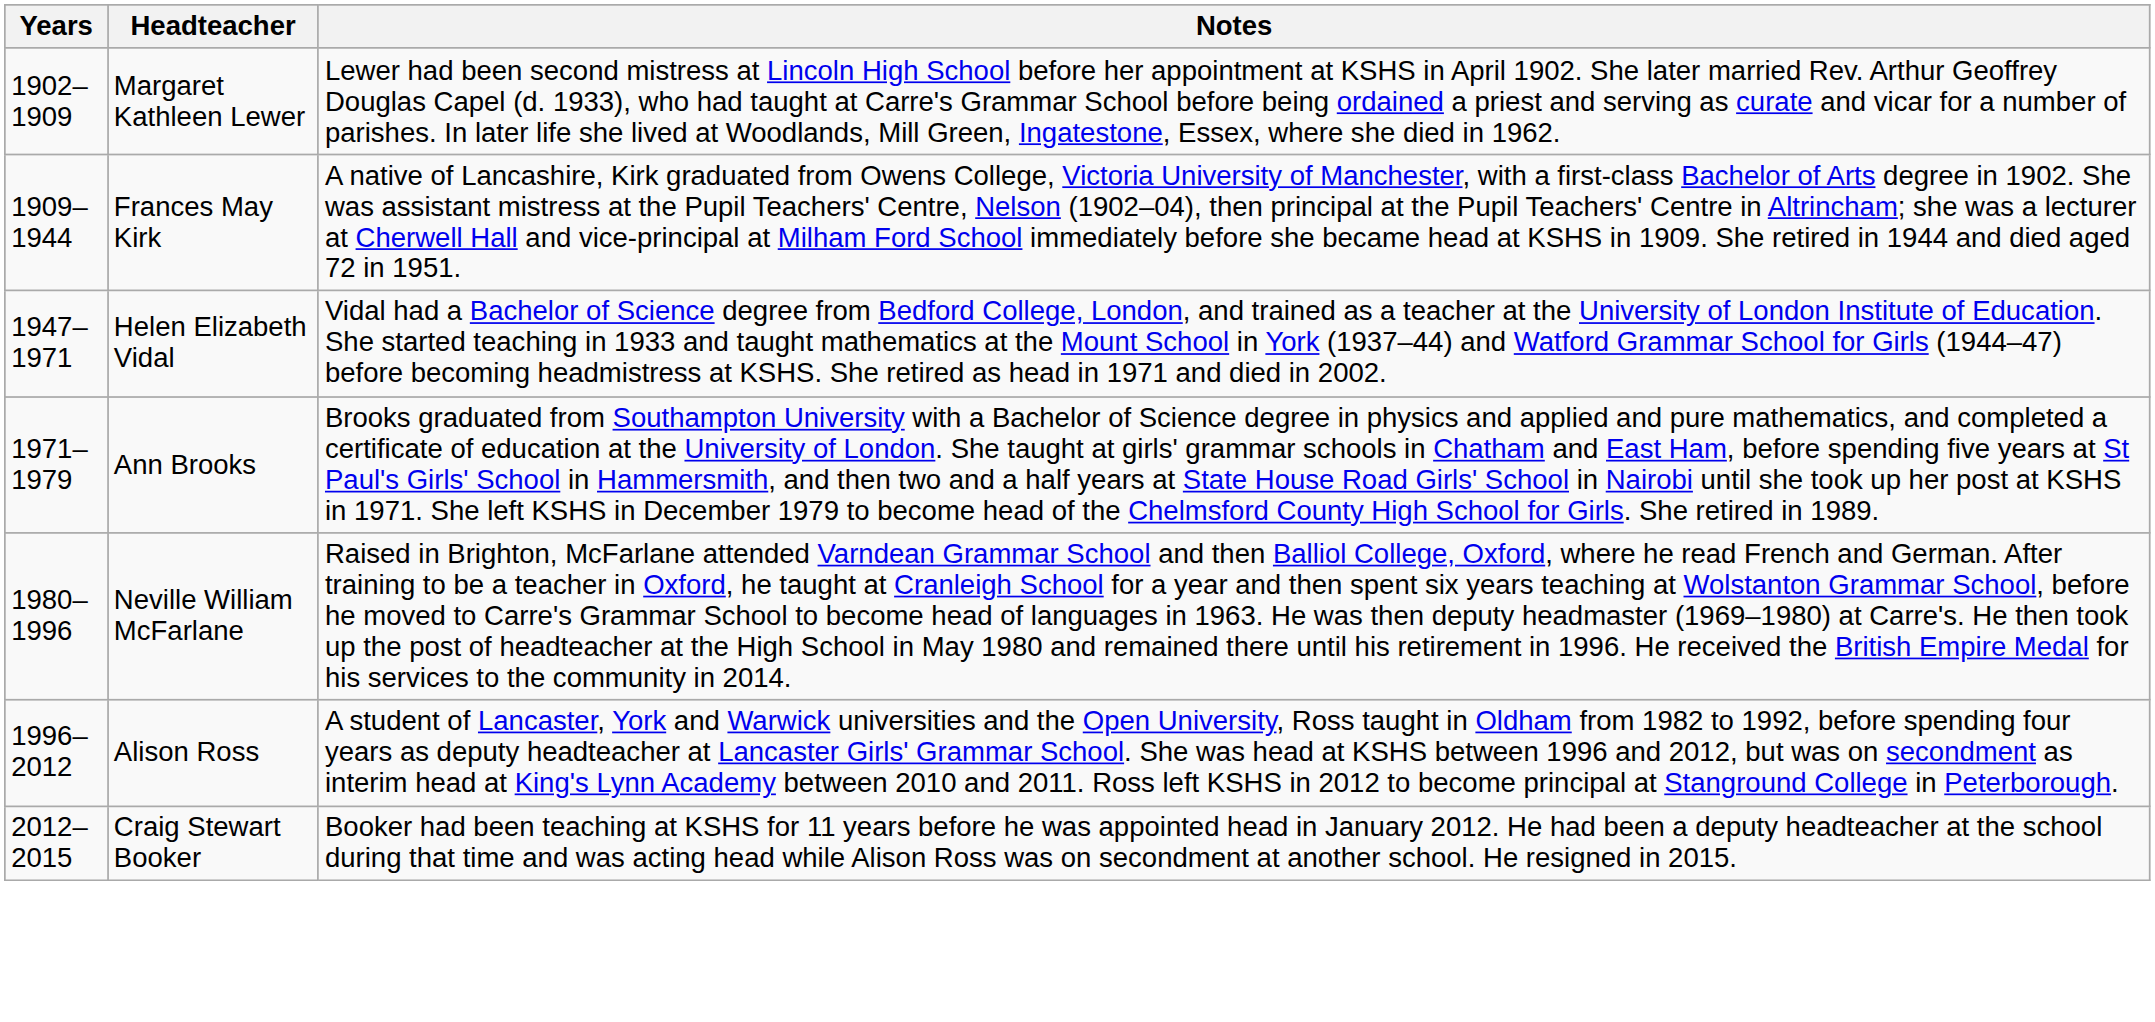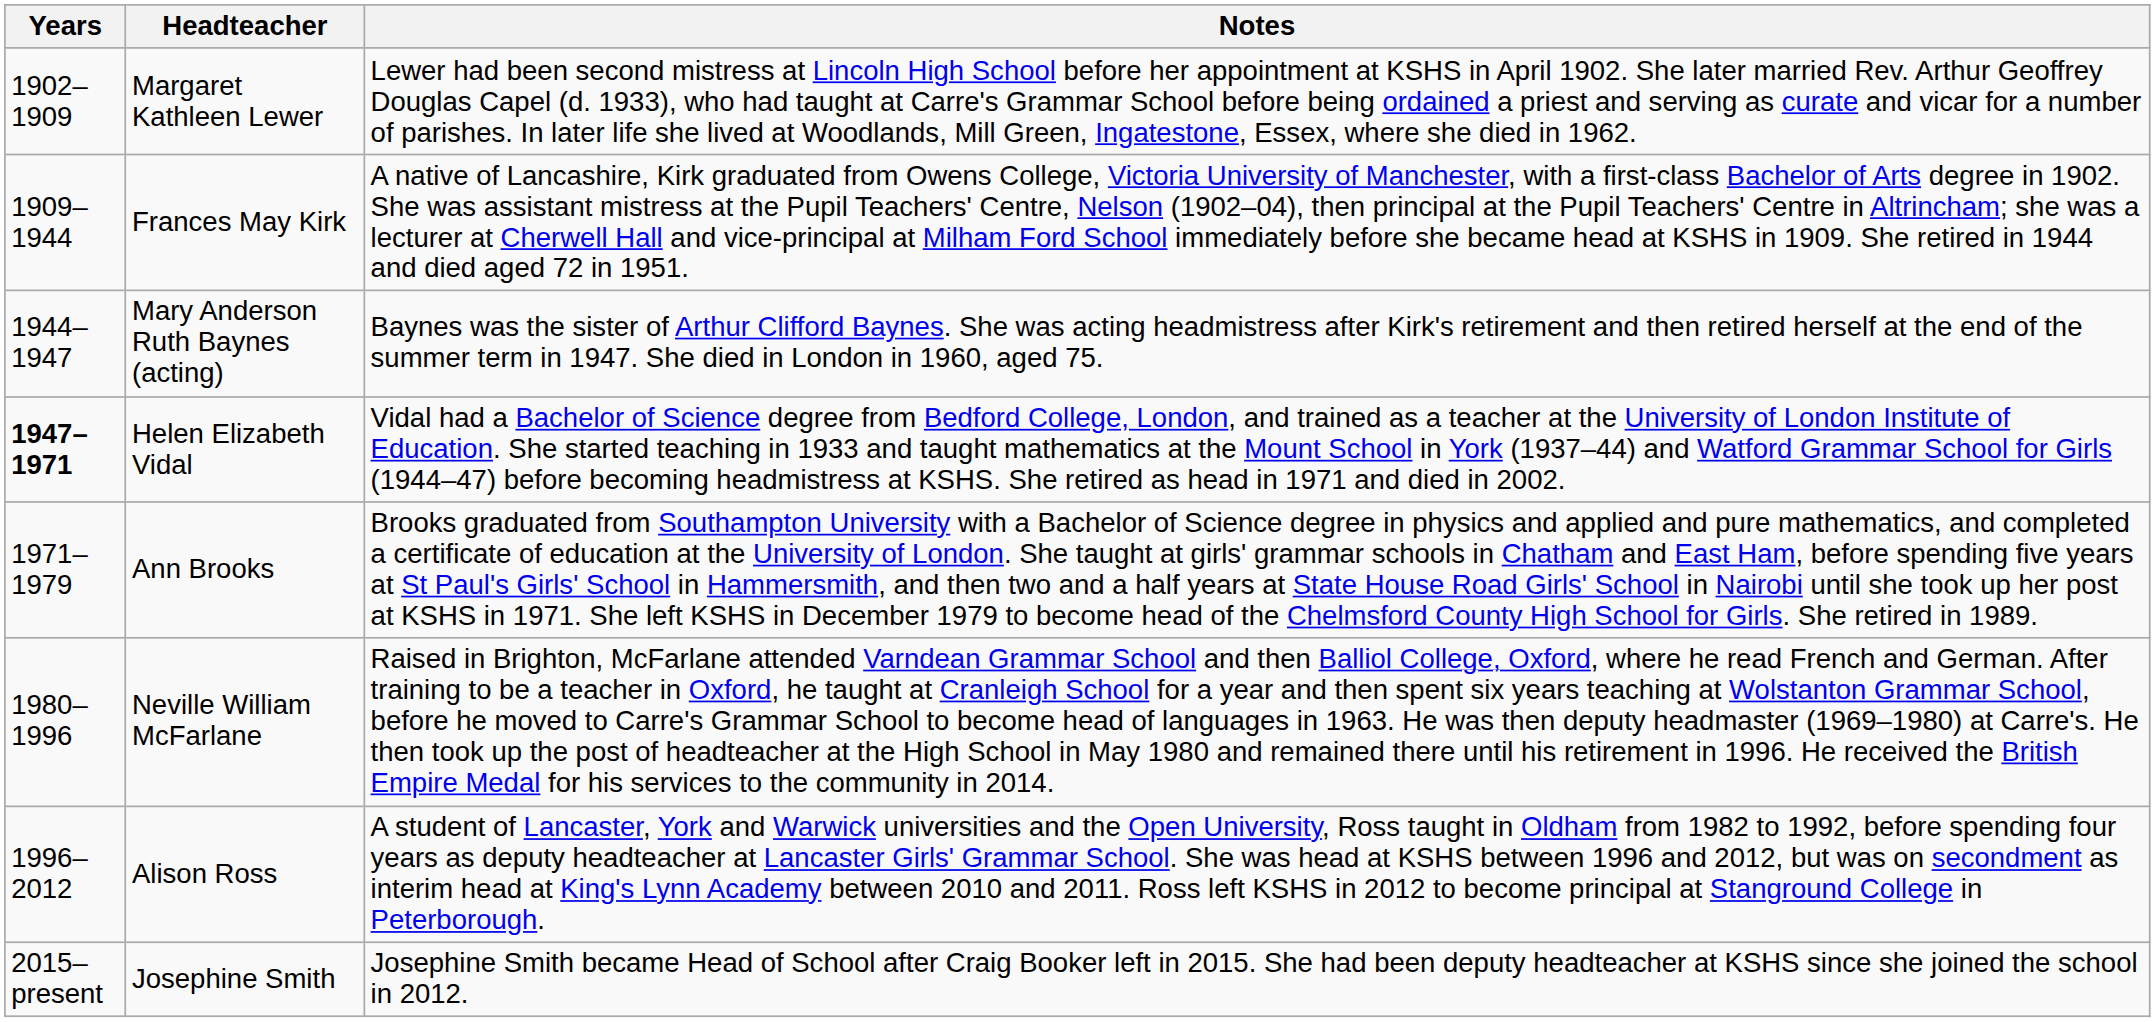+ row: (225, 343)
(49, 343) normal -> (49, 448) bold
- row: (197, 842)
+ row: (234, 979)
